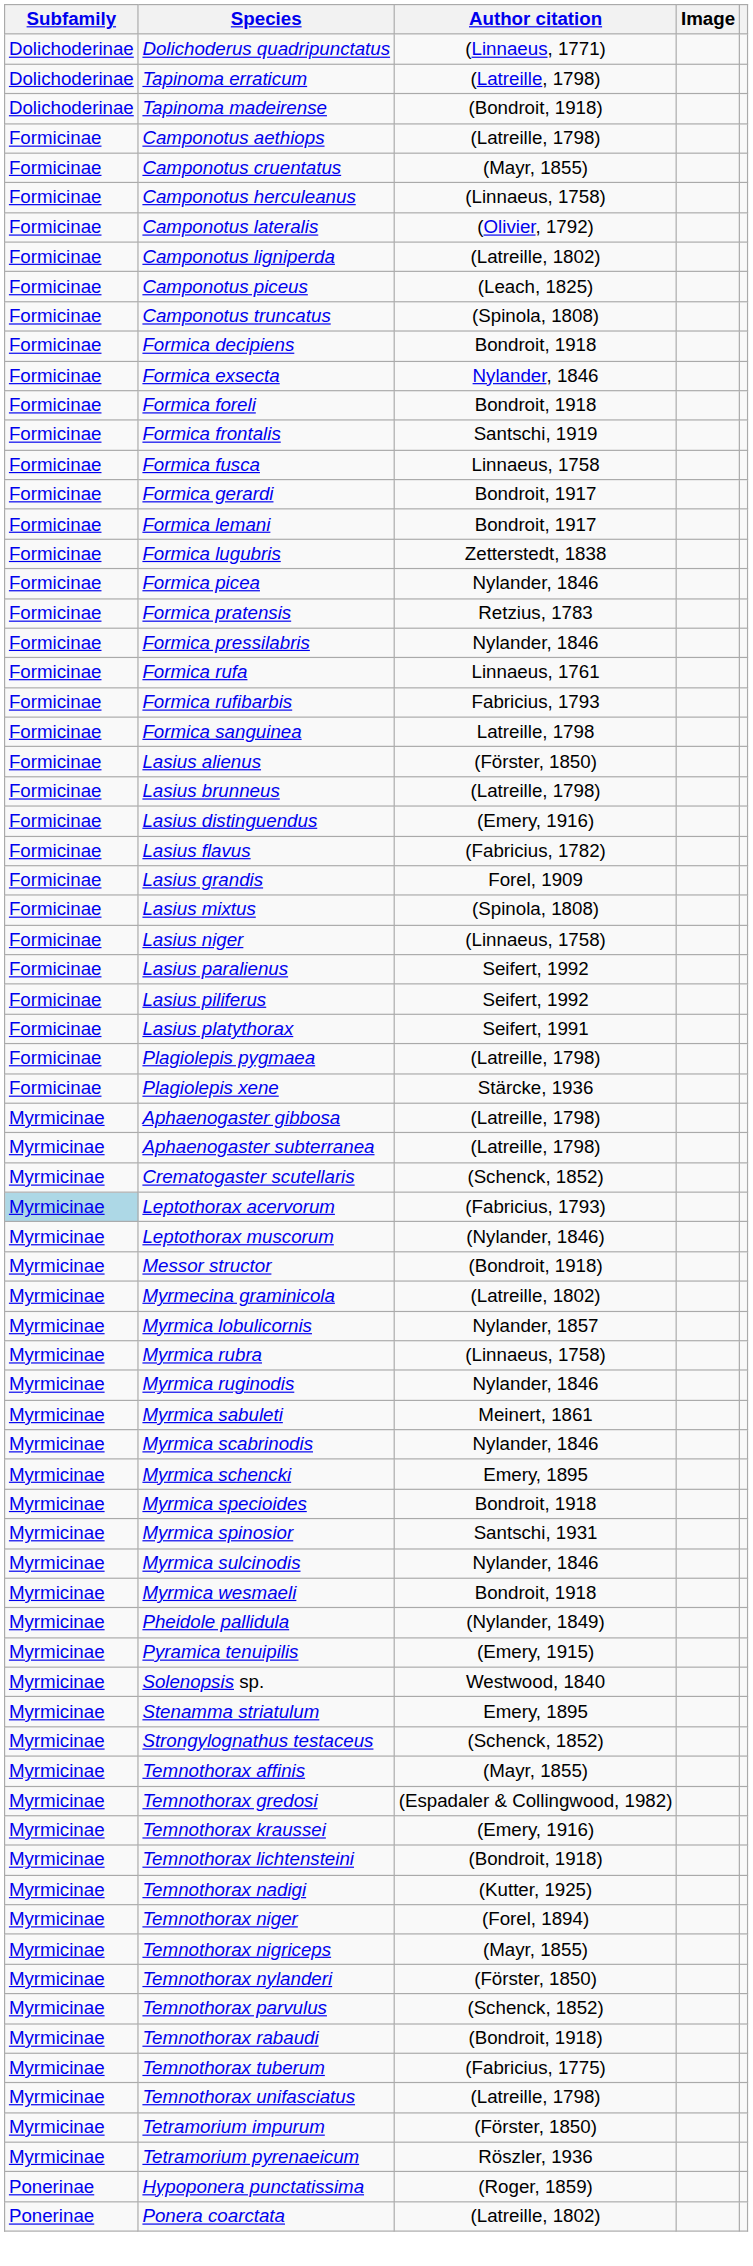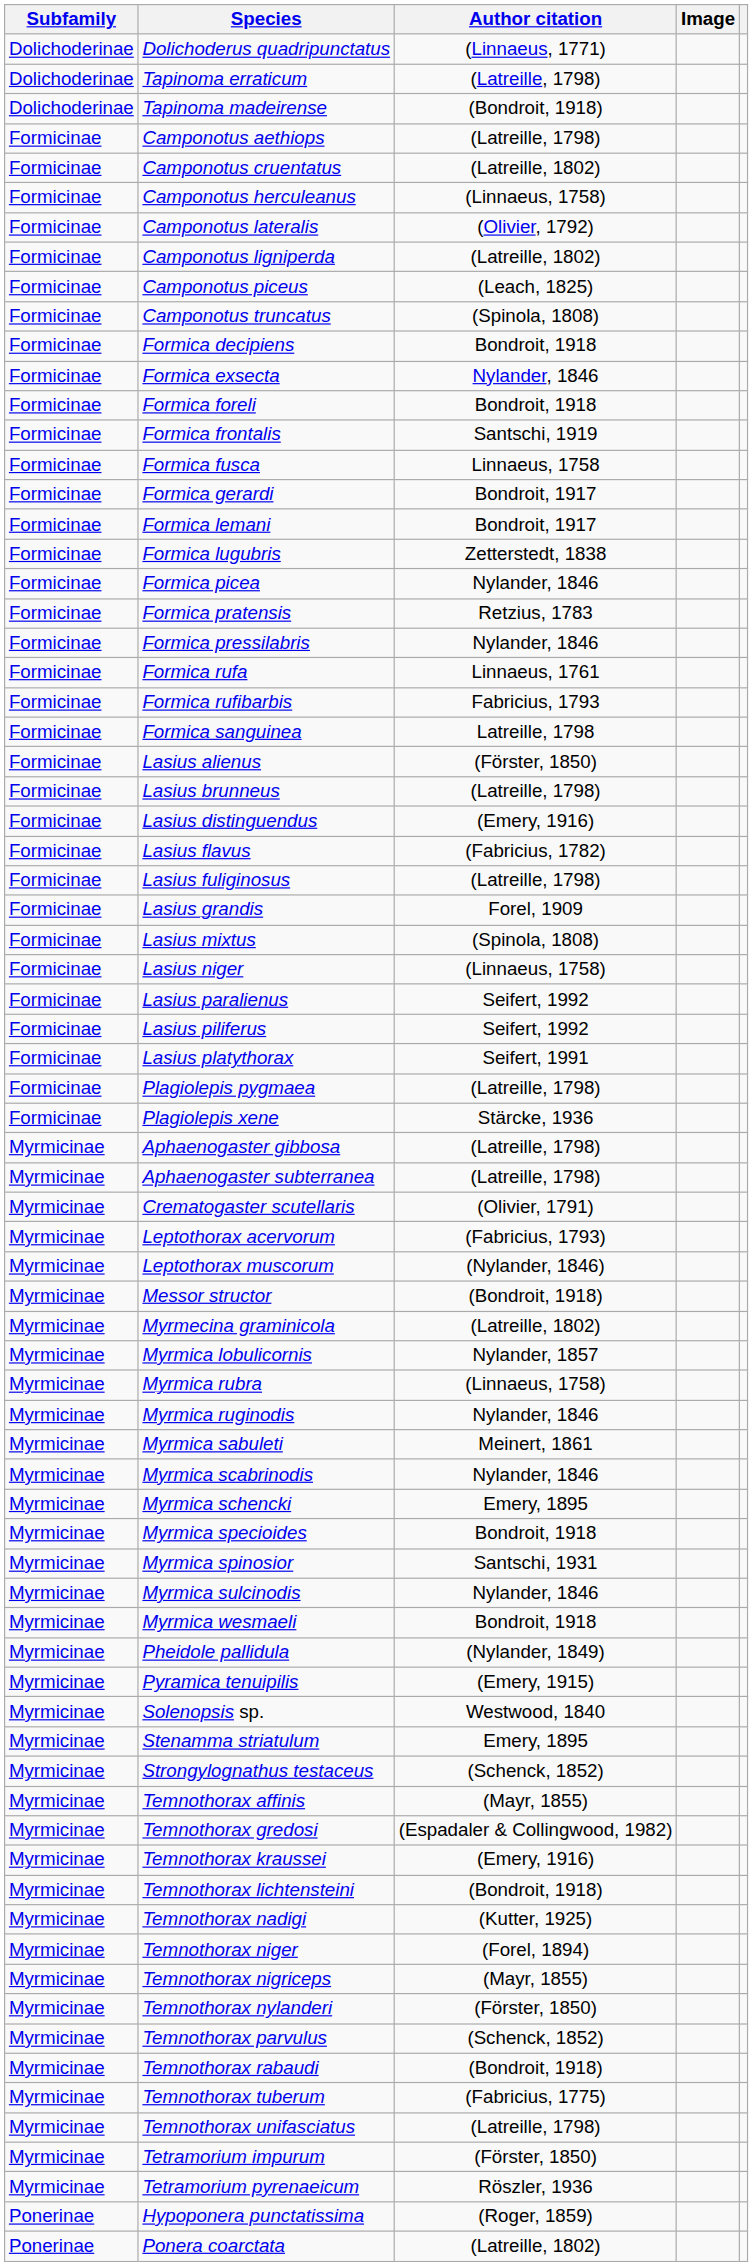(536, 167) (Mayr, 1855) -> (536, 167) (Latreille, 1802)
+ row: (216, 880)
(536, 1177) (Schenck, 1852) -> (536, 1206) (Olivier, 1791)
(57, 1206) lightblue background -> (57, 1236) no background
